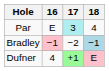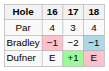(52, 27) E -> (52, 27) 4
(73, 27) paleturquoise background -> (73, 27) no background
(52, 58) 4 -> (52, 58) E
